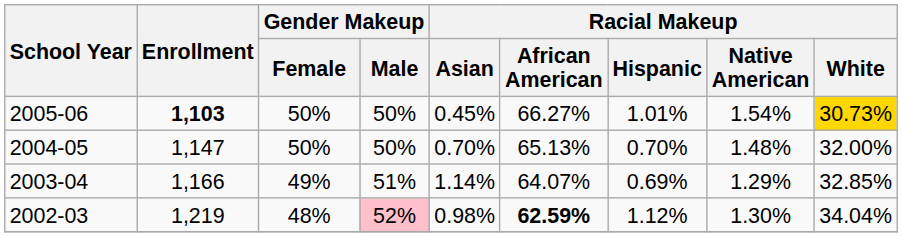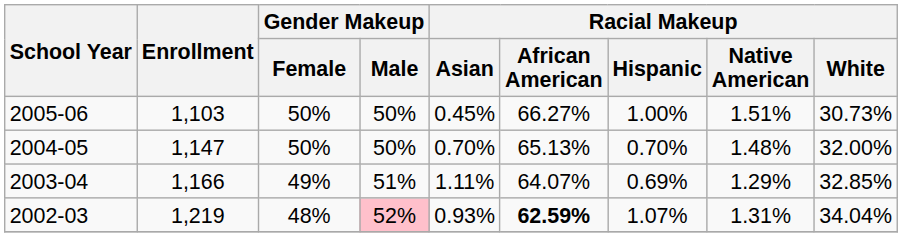(198, 114) bold -> (198, 114) normal
(657, 114) 1.01% -> (657, 114) 1.00%
(761, 114) 1.54% -> (761, 114) 1.51%
(856, 114) gold background -> (856, 114) no background
(465, 182) 1.14% -> (465, 182) 1.11%
(465, 215) 0.98% -> (465, 215) 0.93%
(657, 215) 1.12% -> (657, 215) 1.07%
(761, 215) 1.30% -> (761, 215) 1.31%
